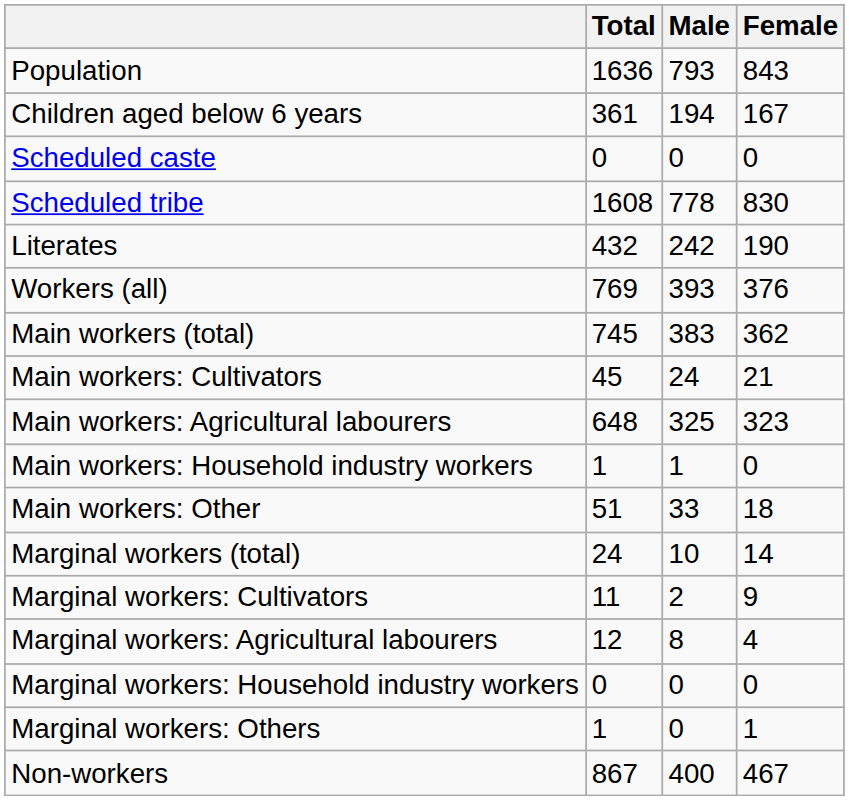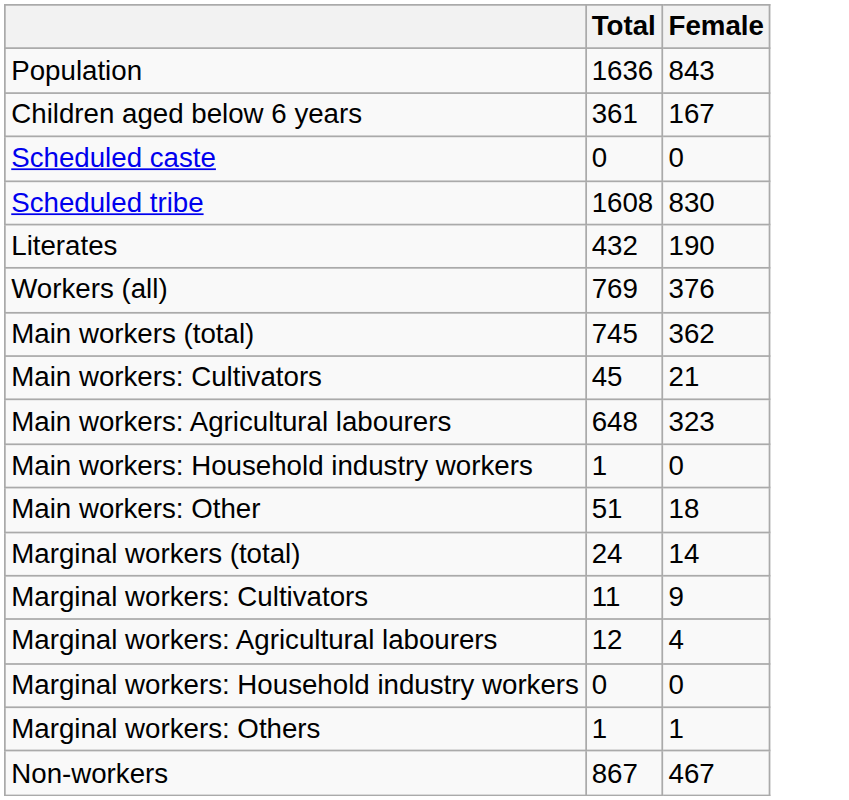- column: (699, 26)
